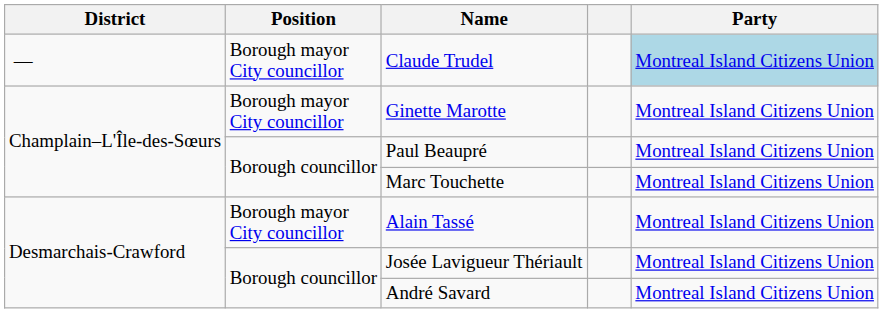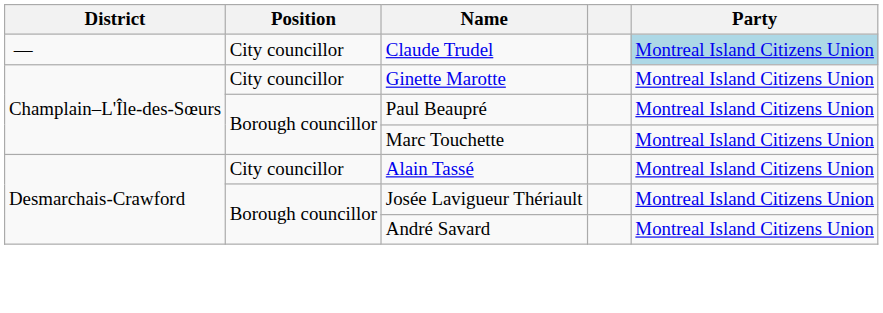(289, 60) Borough mayor City councillor -> (287, 49) City councillor
(289, 111) Borough mayor City councillor -> (287, 79) City councillor
(289, 222) Borough mayor City councillor -> (287, 169) City councillor
